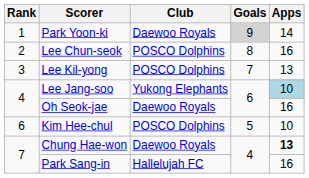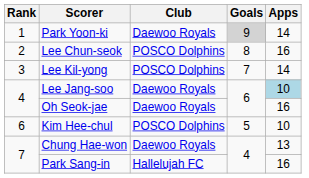(287, 70) 13 -> (283, 70) 14
(180, 88) Yukong Elephants -> (174, 88) Daewoo Royals
(287, 145) bold -> (283, 145) normal
